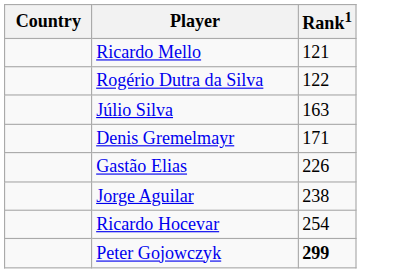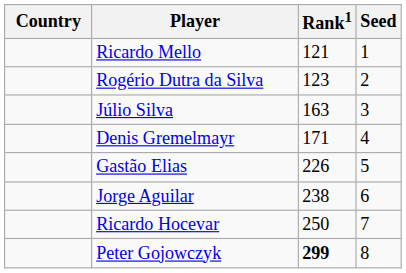+ column: (378, 21)
(316, 81) 122 -> (316, 81) 123
(316, 224) 254 -> (316, 224) 250
